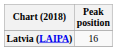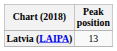(93, 38) 16 -> (93, 38) 13
